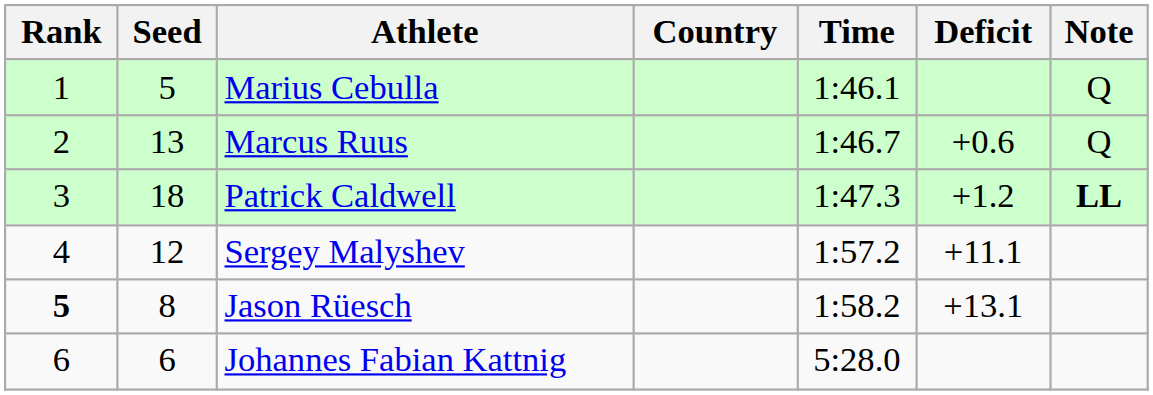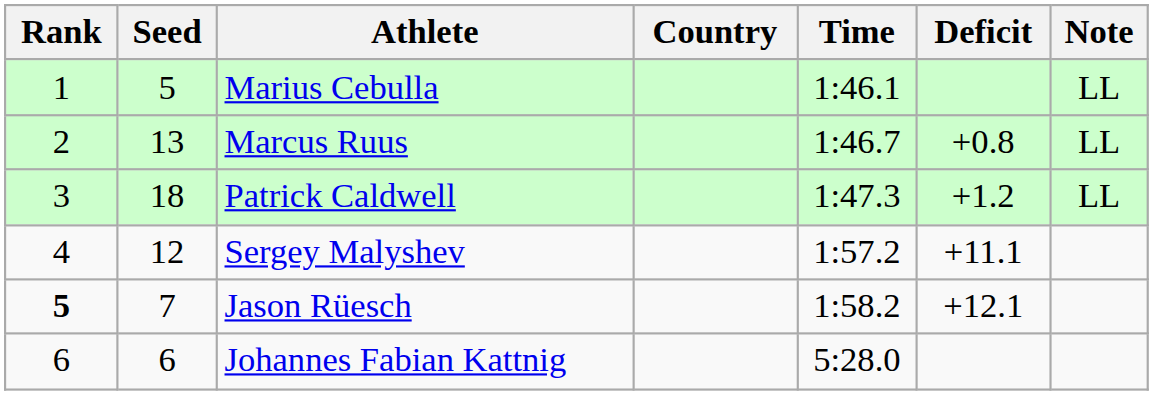(1099, 86) Q -> (1099, 86) LL
(983, 141) +0.6 -> (983, 141) +0.8
(1099, 141) Q -> (1099, 141) LL
(1099, 196) bold -> (1099, 196) normal
(167, 305) 8 -> (167, 305) 7
(983, 305) +13.1 -> (983, 305) +12.1
